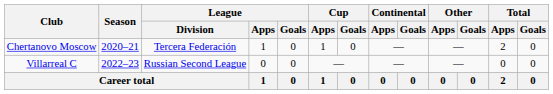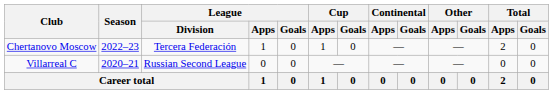(120, 47) 2020–21 -> (120, 47) 2022–23
(120, 64) 2022–23 -> (120, 64) 2020–21
